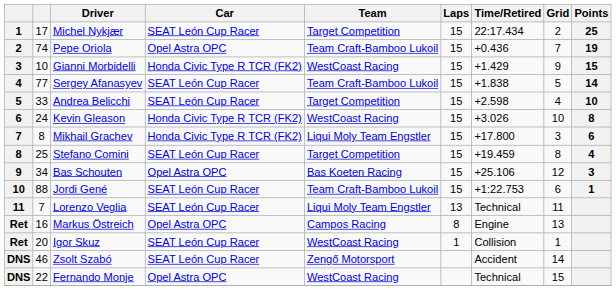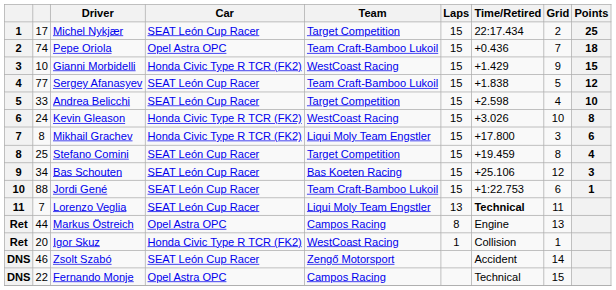(591, 48) 19 -> (591, 48) 18
(591, 84) 14 -> (591, 84) 12
(187, 171) Opel Astra OPC -> (203, 171) SEAT León Cup Racer
(497, 207) normal -> (500, 207) bold
(42, 224) 16 -> (42, 224) 44
(203, 242) SEAT León Cup Racer -> (225, 242) Honda Civic Type R TCR (FK2)
(353, 277) WestCoast Racing -> (346, 277) Campos Racing
